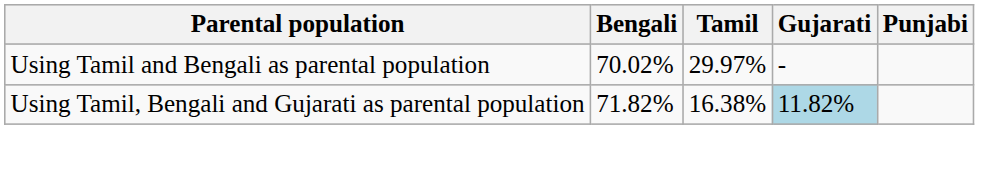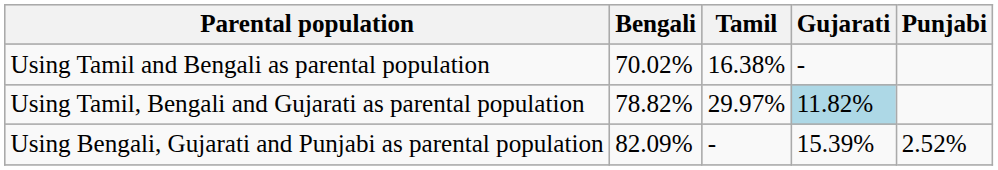(727, 64) 29.97% -> (746, 64) 16.38%
(635, 104) 71.82% -> (654, 104) 78.82%
(727, 104) 16.38% -> (746, 104) 29.97%
+ row: (307, 143)
